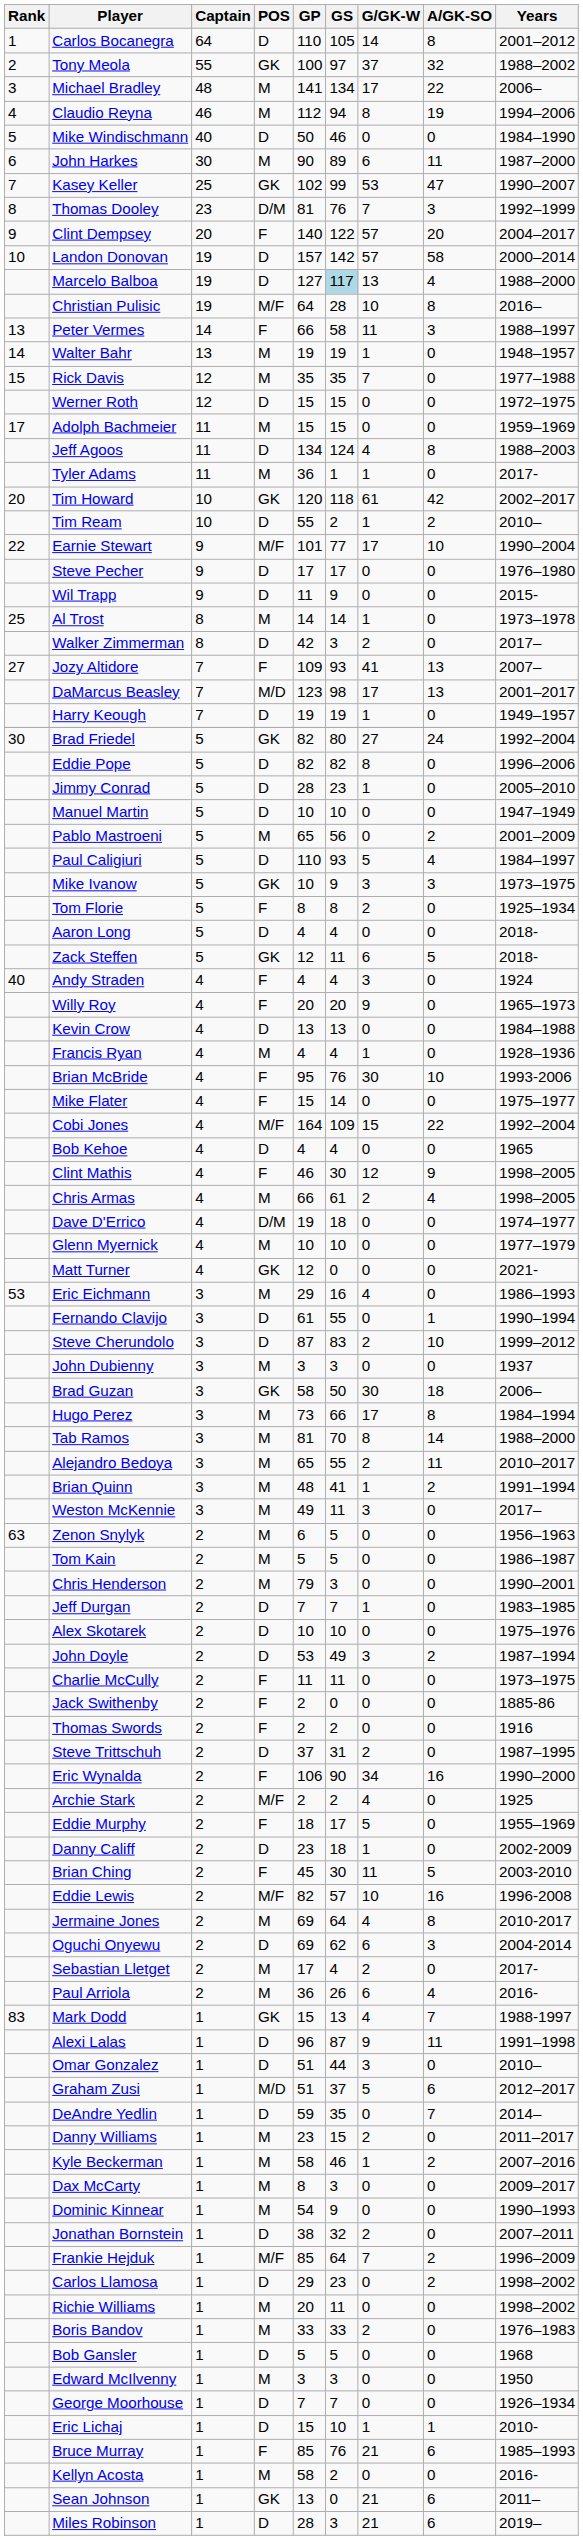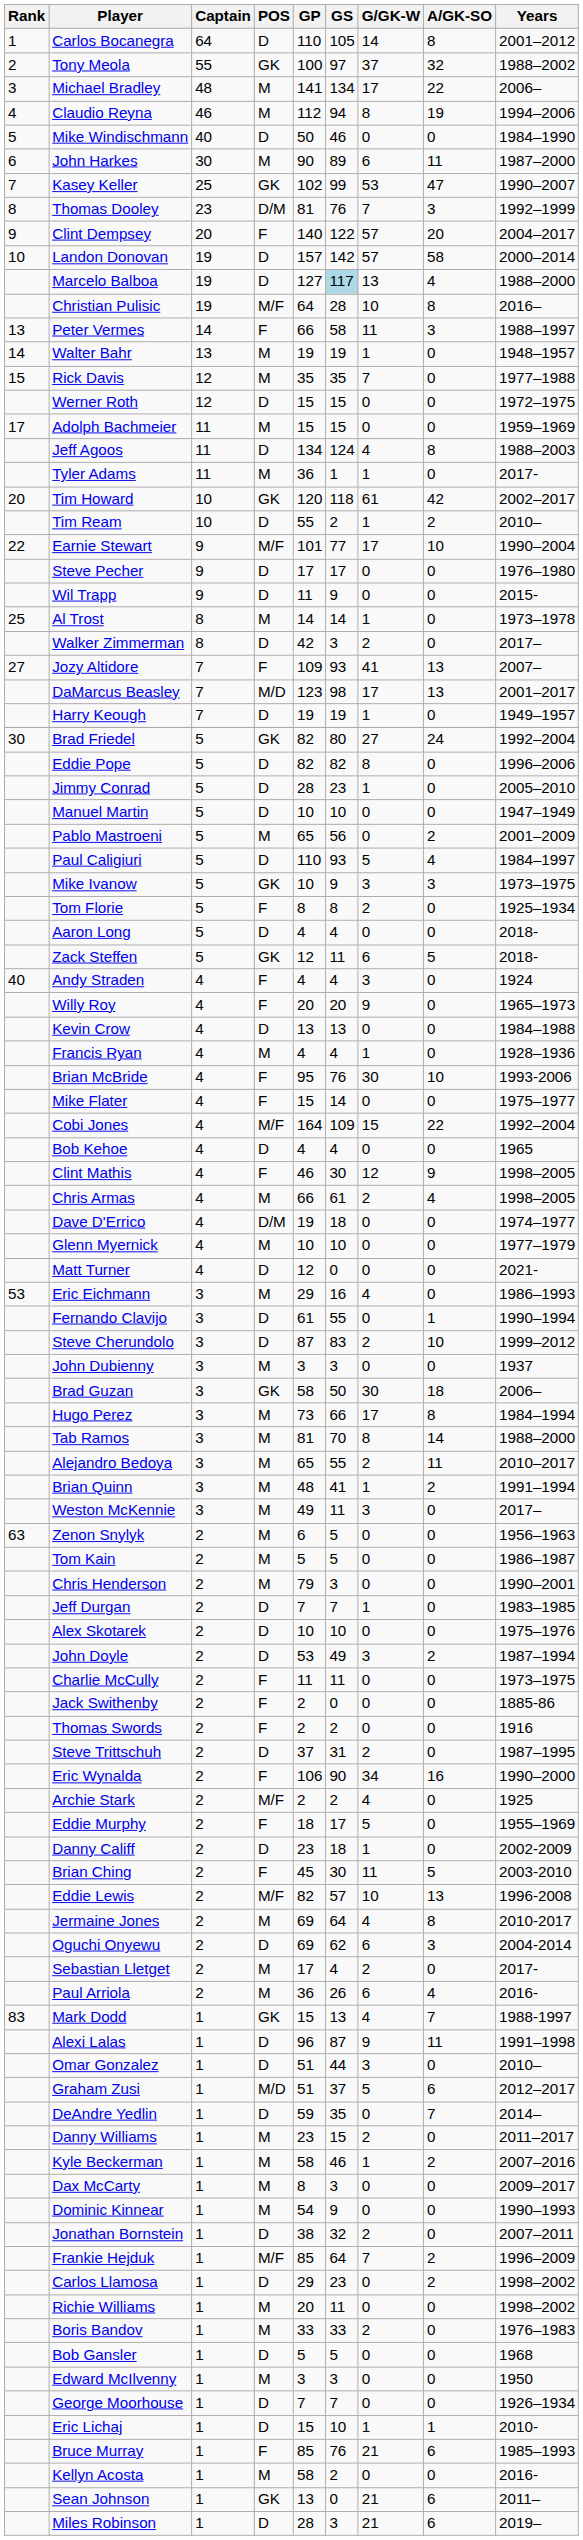(269, 1270) GK -> (263, 1270) D
(435, 1896) 16 -> (435, 1896) 13
